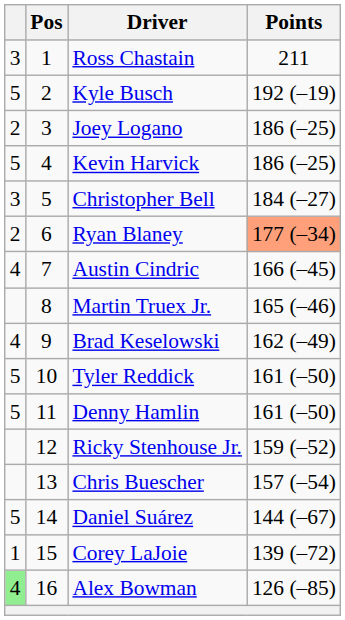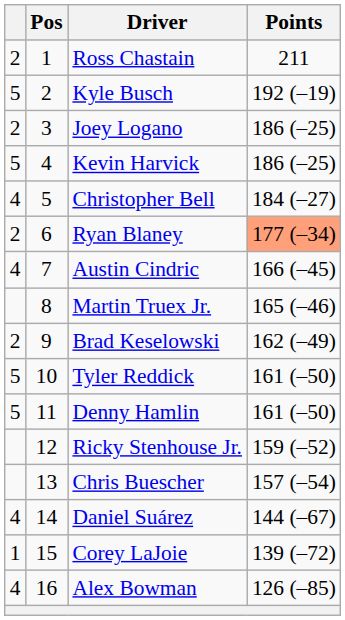(15, 57) 3 -> (15, 57) 2
(15, 199) 3 -> (15, 199) 4
(15, 340) 4 -> (15, 340) 2
(15, 517) 5 -> (15, 517) 4
(15, 587) lightgreen background -> (15, 587) no background
